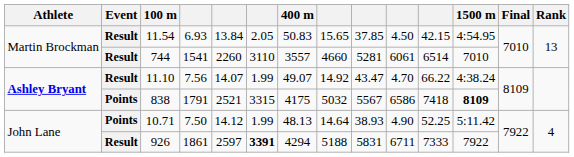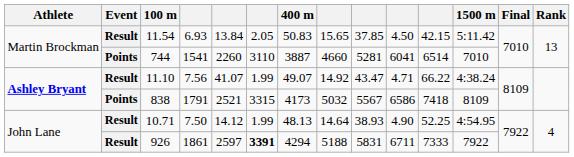(476, 36) 4:54.95 -> (476, 36) 5:11.42
(121, 57) Result -> (121, 57) Points
(297, 57) 3557 -> (297, 57) 3887
(402, 57) 6061 -> (402, 57) 6041
(229, 78) 14.07 -> (229, 78) 41.07
(402, 78) 4.70 -> (402, 78) 4.71
(297, 100) 4175 -> (297, 100) 4173
(476, 100) bold -> (476, 100) normal
(121, 121) Points -> (121, 121) Result
(476, 121) 5:11.42 -> (476, 121) 4:54.95
